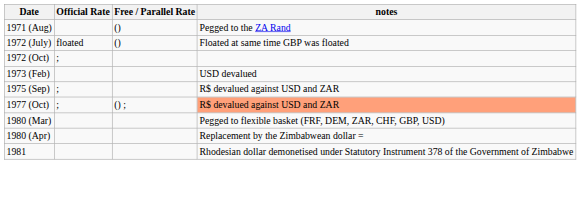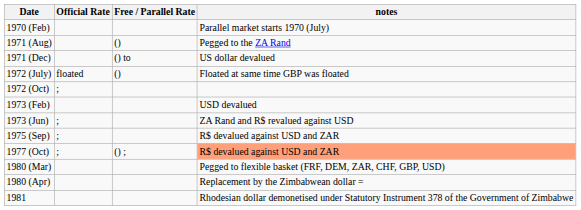+ row: (28, 27)
+ row: (29, 58)
+ row: (28, 120)
